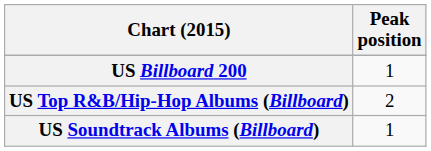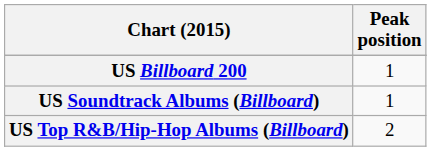rows swapped: (179, 100) <-> (179, 130)
